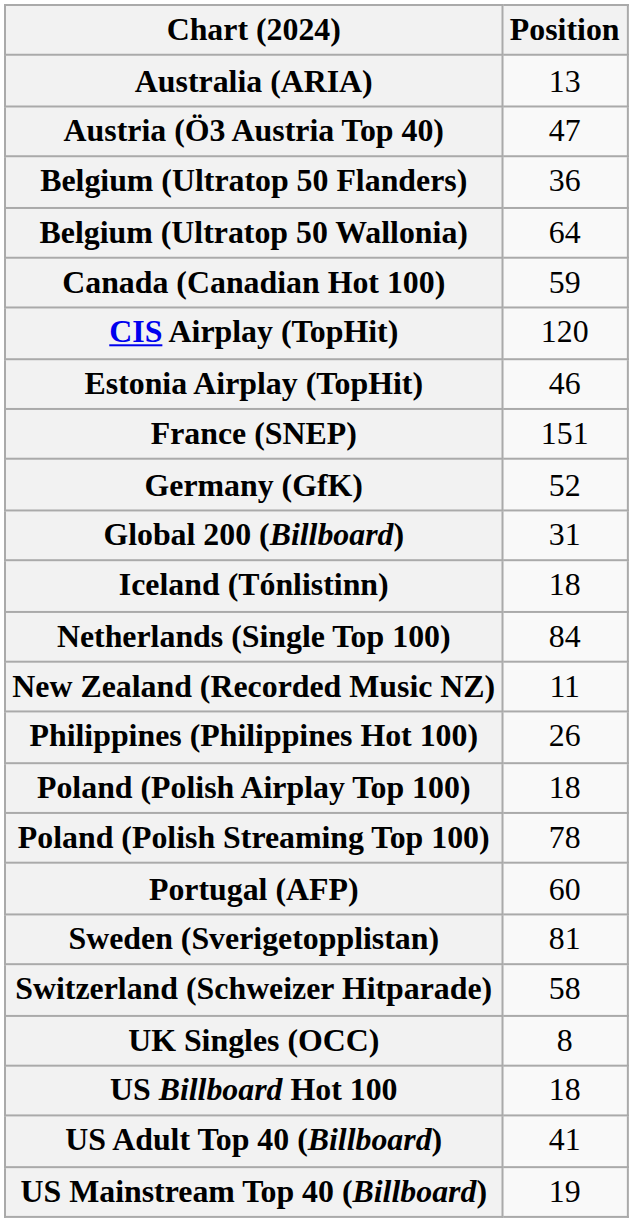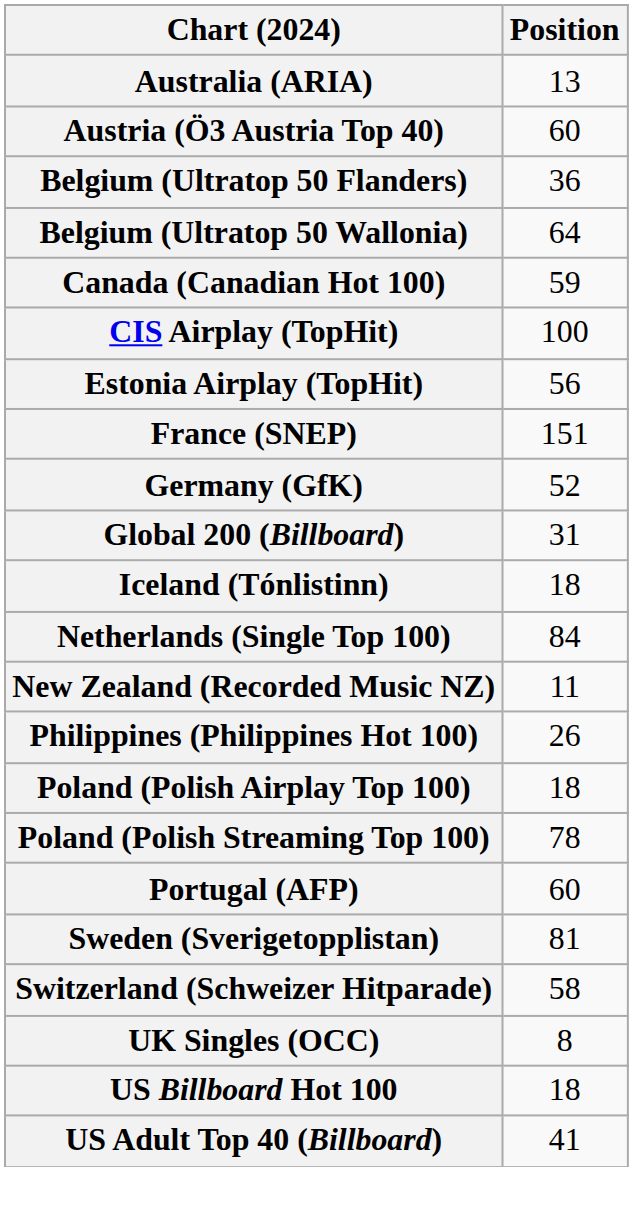(565, 130) 47 -> (565, 130) 60
(565, 332) 120 -> (565, 332) 100
(565, 383) 46 -> (565, 383) 56
- row: (254, 1191)
